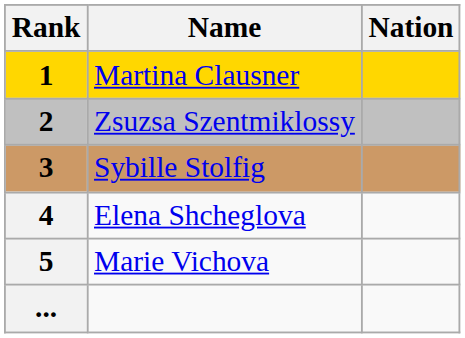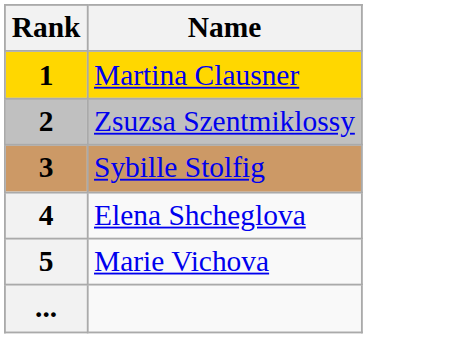- column: (411, 27)
